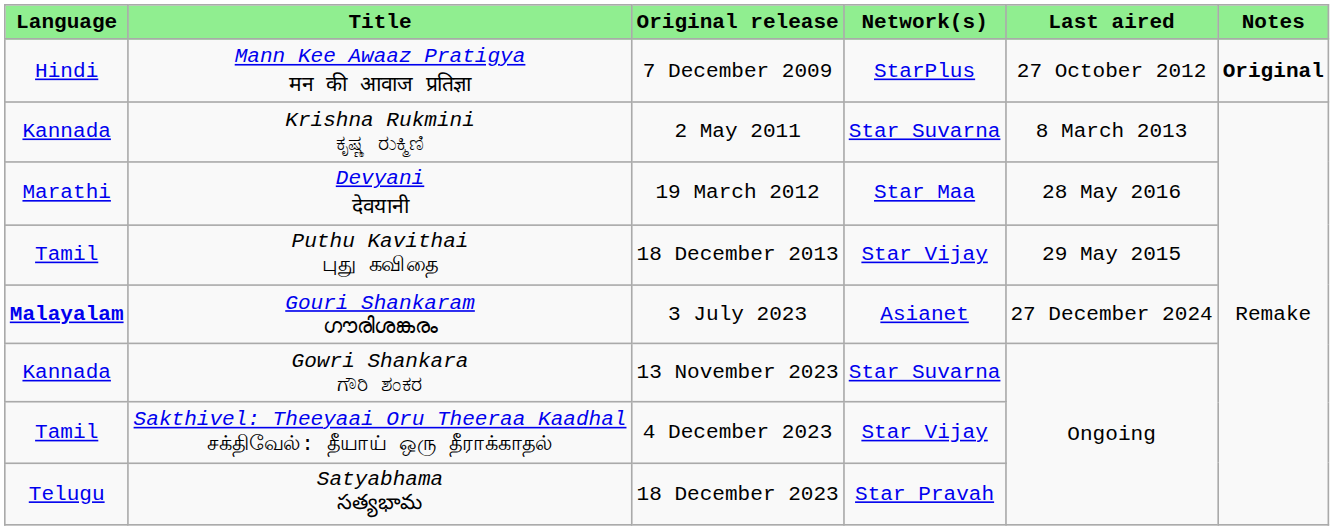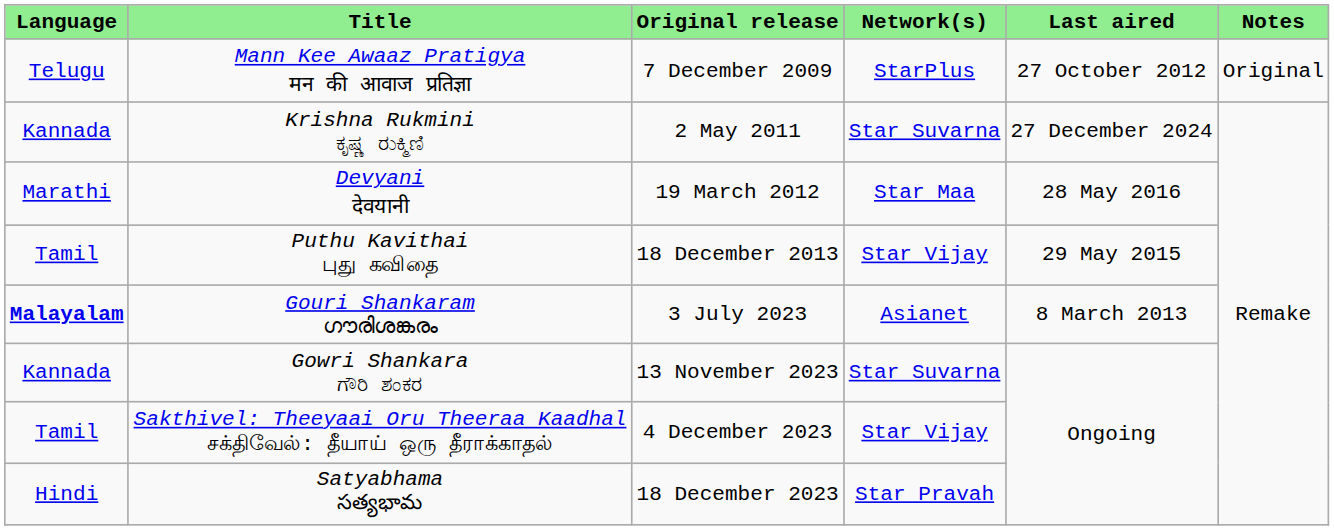(67, 71) Hindi -> (67, 71) Telugu
(1273, 71) bold -> (1273, 71) normal
(1112, 132) 8 March 2013 -> (1112, 132) 27 December 2024
(1112, 314) 27 December 2024 -> (1112, 314) 8 March 2013
(67, 493) Telugu -> (67, 493) Hindi
